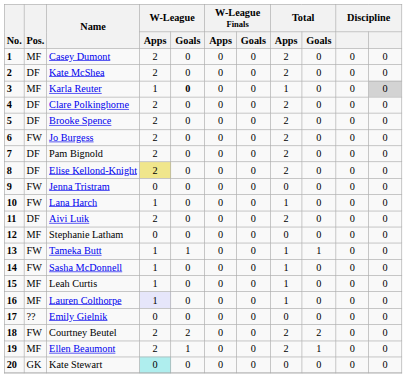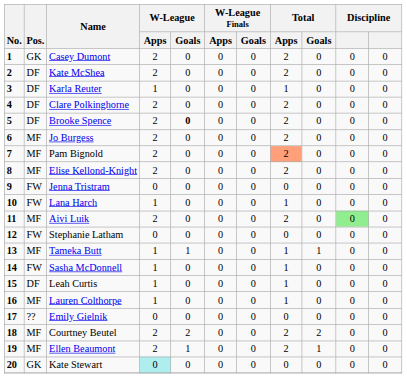(34, 56) MF -> (34, 56) GK
(34, 89) MF -> (33, 89) DF
(188, 89) bold -> (188, 89) normal
(385, 89) lightgrey background -> (385, 89) no background
(188, 121) normal -> (188, 121) bold
(34, 137) FW -> (34, 137) MF
(33, 154) DF -> (34, 154) MF
(286, 154) no background -> (286, 154) lightsalmon background
(33, 170) DF -> (34, 170) MF
(155, 170) khaki background -> (155, 170) no background
(33, 219) DF -> (34, 219) MF
(352, 219) no background -> (352, 219) lightgreen background
(34, 235) MF -> (34, 235) FW
(34, 251) FW -> (34, 251) MF
(34, 283) MF -> (33, 283) DF
(155, 300) lavender background -> (155, 300) no background
(34, 332) FW -> (34, 332) MF
